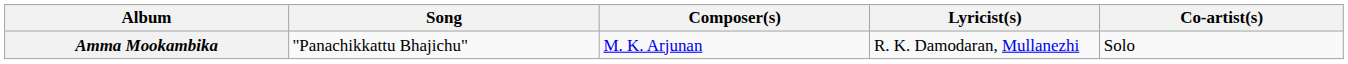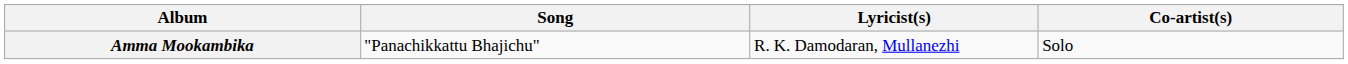- column: (735, 17)
